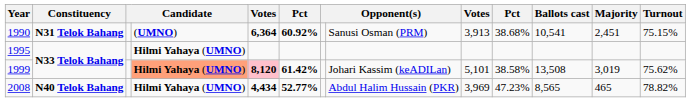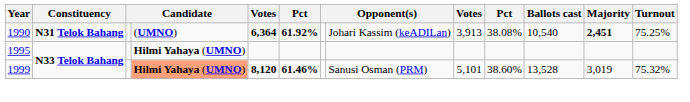(300, 32) 60.92% -> (300, 32) 61.92%
(378, 32) Sanusi Osman (PRM) -> (390, 32) Johari Kassim (keADILan)
(512, 32) 38.68% -> (504, 32) 38.08%
(550, 32) 10,541 -> (542, 32) 10,540
(607, 32) normal -> (599, 32) bold
(660, 32) 75.15% -> (652, 32) 75.25%
(264, 69) pink background -> (264, 69) no background
(300, 69) 61.42% -> (300, 69) 61.46%
(390, 69) Johari Kassim (keADILan) -> (378, 69) Sanusi Osman (PRM)
(512, 69) 38.58% -> (504, 69) 38.60%
(550, 69) 13,508 -> (542, 69) 13,528
(660, 69) 75.62% -> (652, 69) 75.32%
- row: (19, 87)
